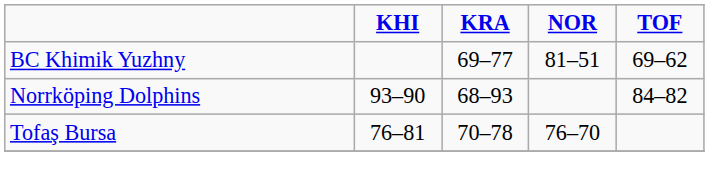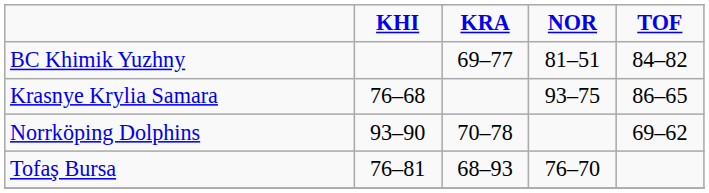(660, 59) 69–62 -> (660, 59) 84–82
+ row: (114, 96)
(485, 96) 68–93 -> (485, 132) 70–78
(660, 96) 84–82 -> (660, 132) 69–62
(485, 132) 70–78 -> (485, 169) 68–93
